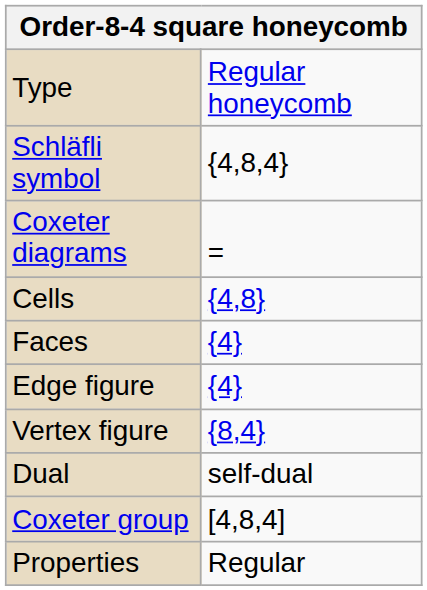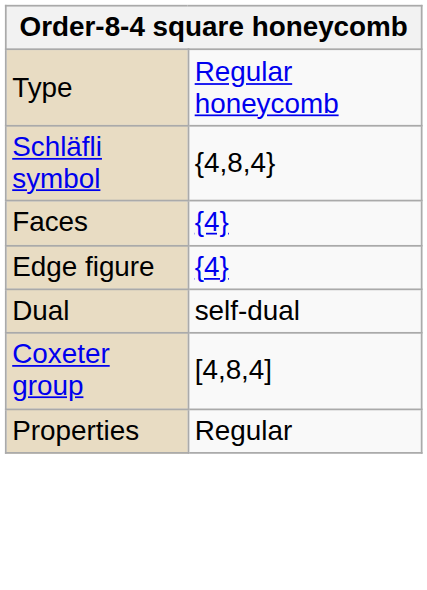- row: (69, 238)
- row: (43, 297)
- row: (90, 430)
